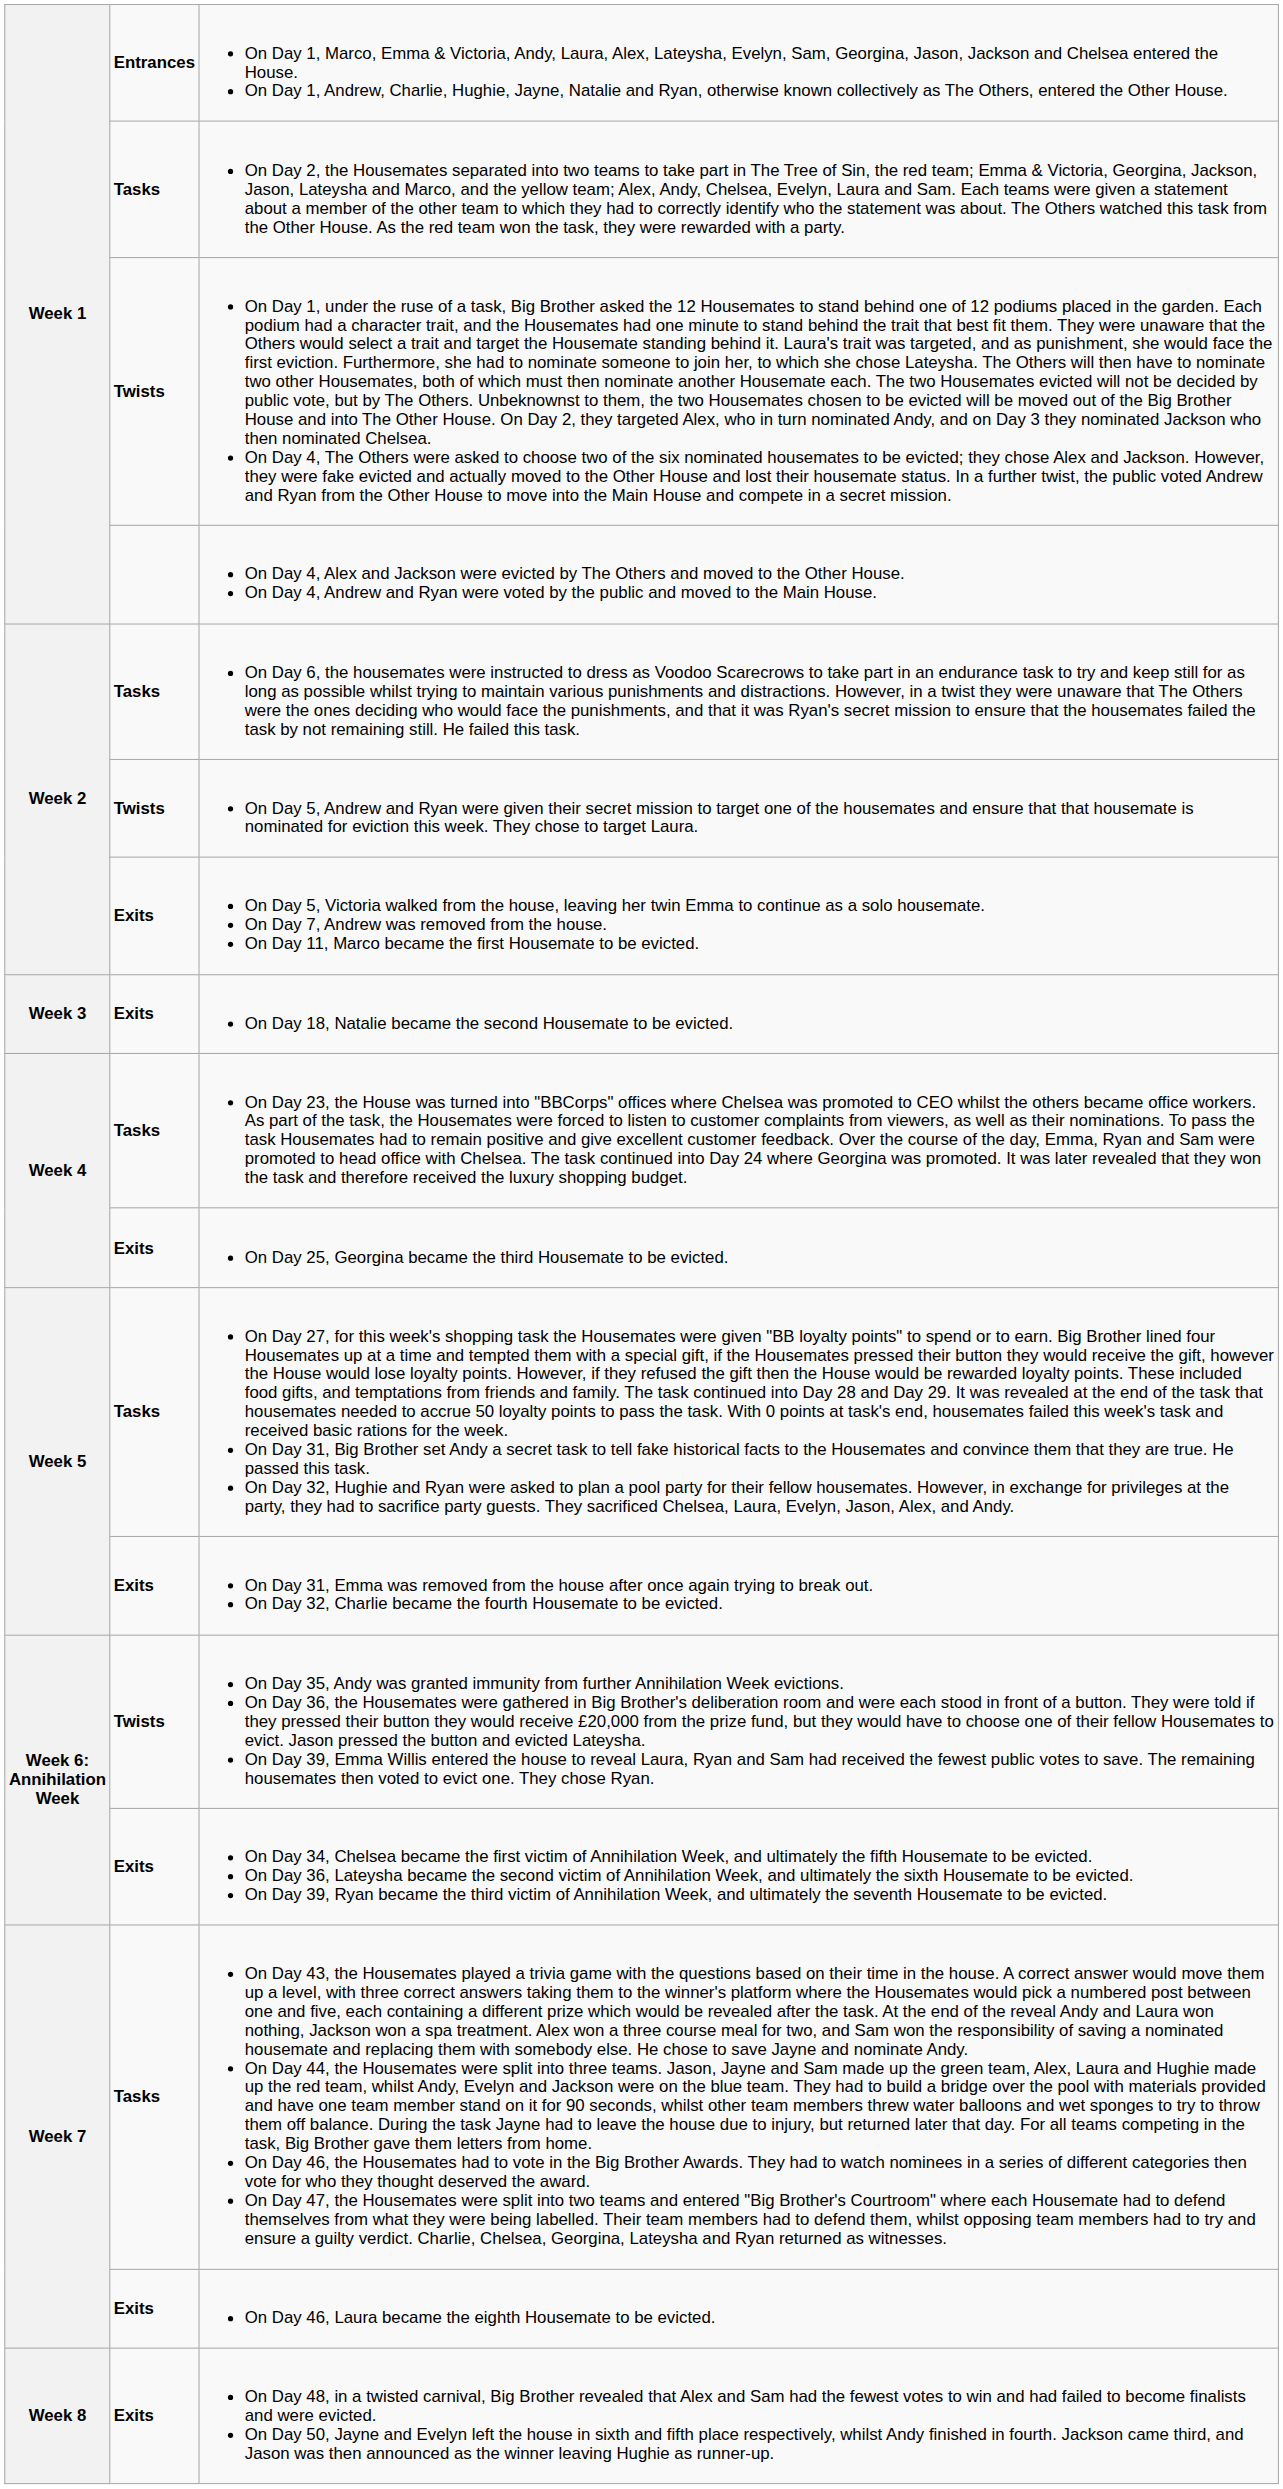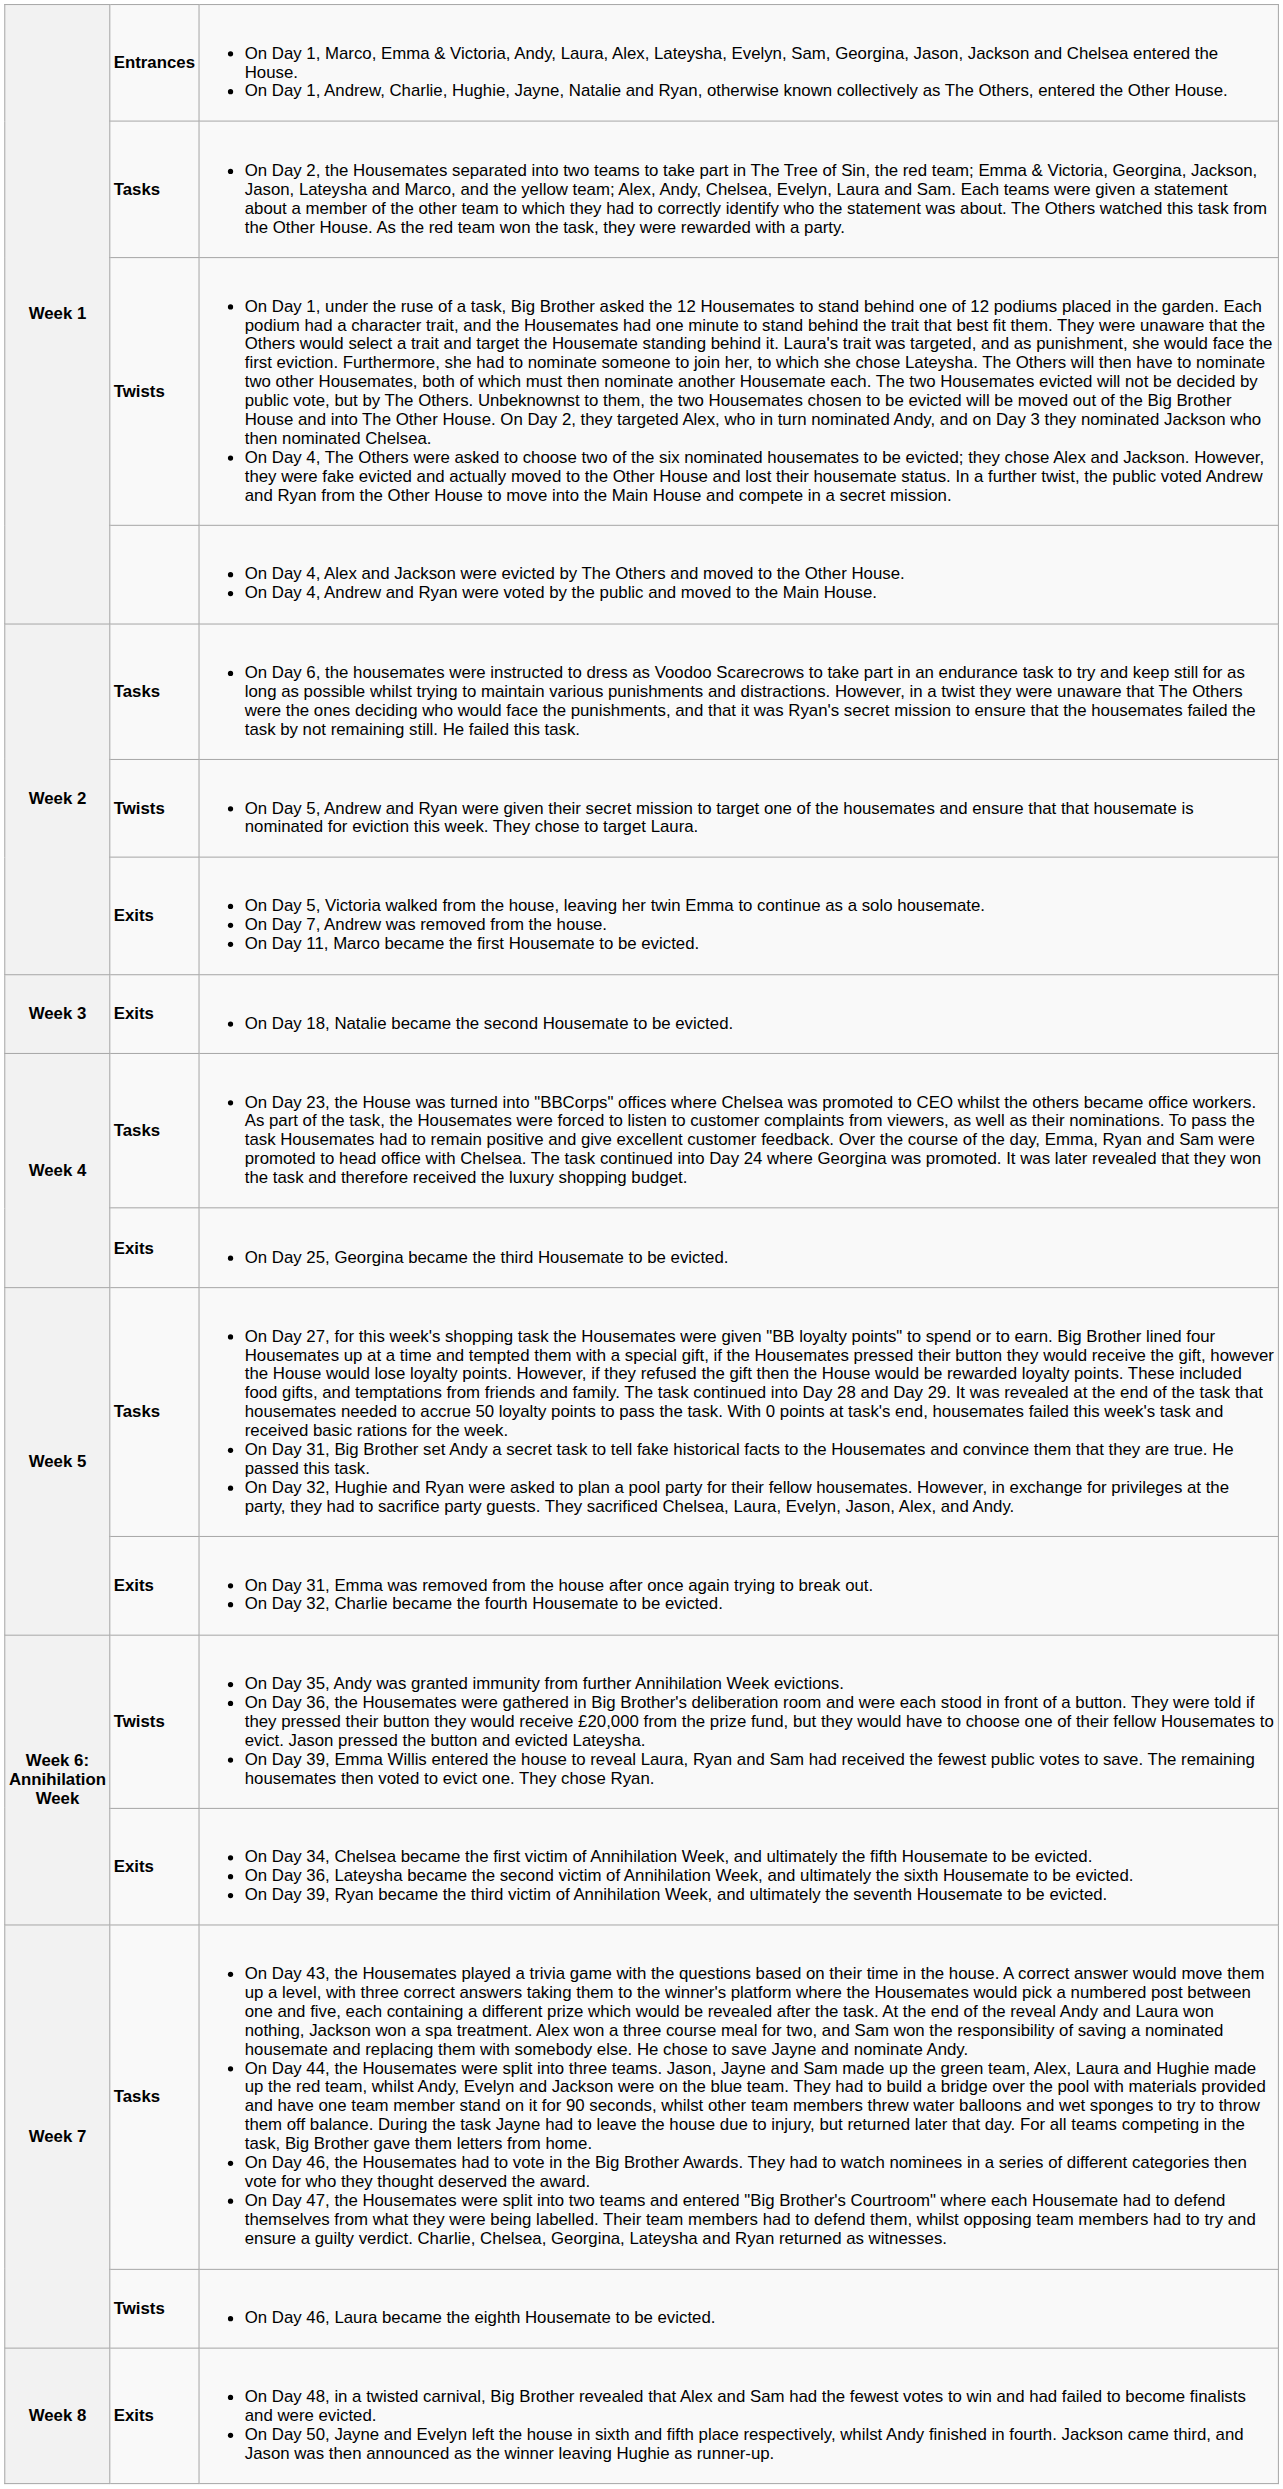(134, 2308) Exits -> (139, 2308) Twists
